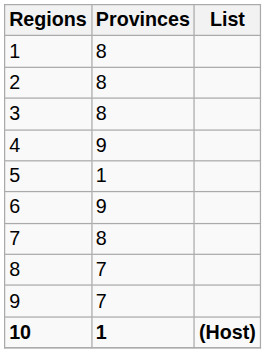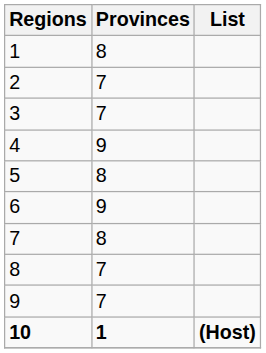(101, 82) 8 -> (101, 82) 7
(101, 113) 8 -> (101, 113) 7
(101, 176) 1 -> (101, 176) 8
